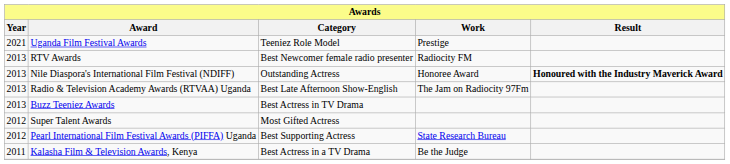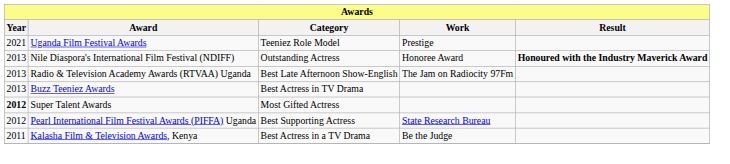- row: (56, 58)
(16, 120) normal -> (16, 105) bold
